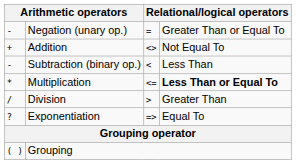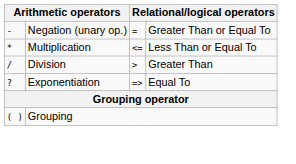- row: (47, 47)
- row: (84, 64)
(220, 82) bold -> (202, 47) normal
